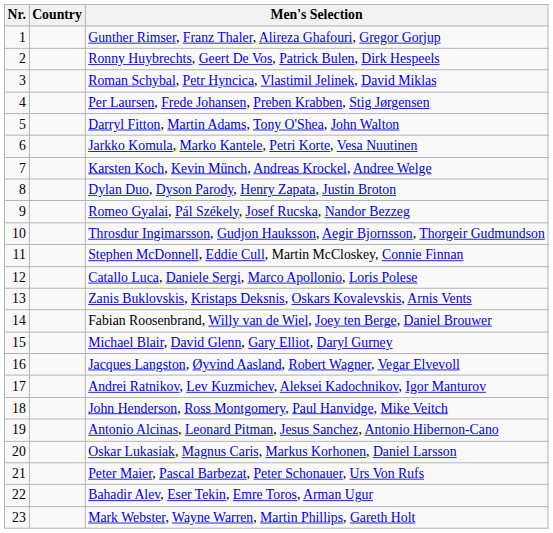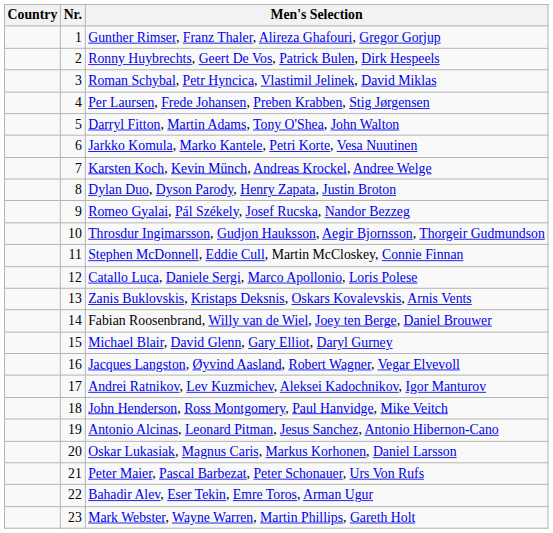columns swapped: (17, 15) <-> (57, 15)
